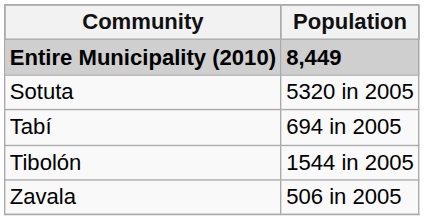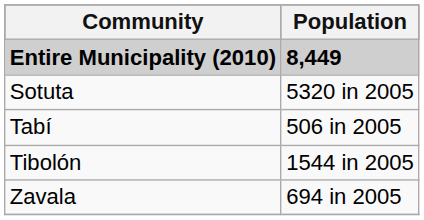(344, 127) 694 in 2005 -> (344, 127) 506 in 2005
(344, 197) 506 in 2005 -> (344, 197) 694 in 2005
